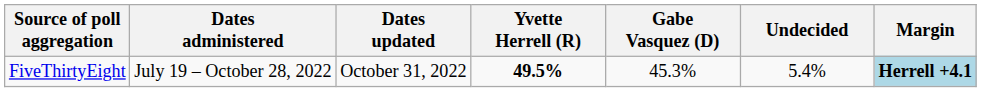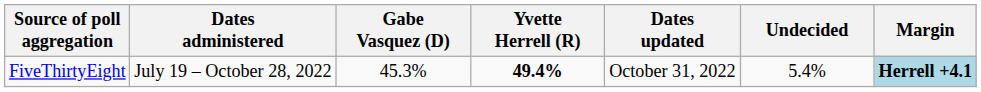columns swapped: (403, 30) <-> (673, 30)
(538, 71) 49.5% -> (538, 71) 49.4%
